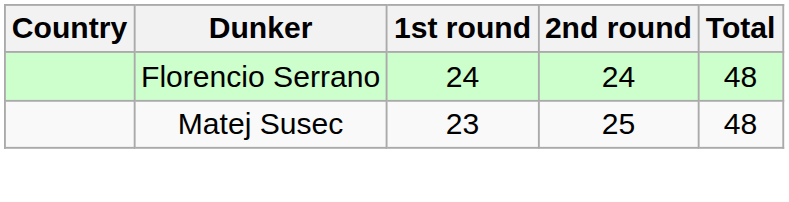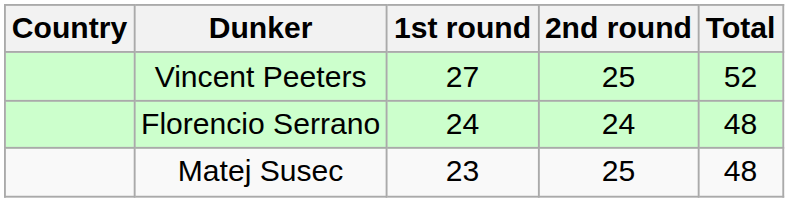+ row: (261, 76)
